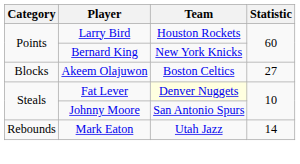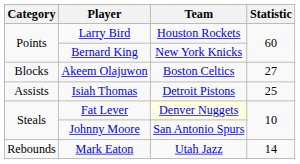+ row: (104, 91)
